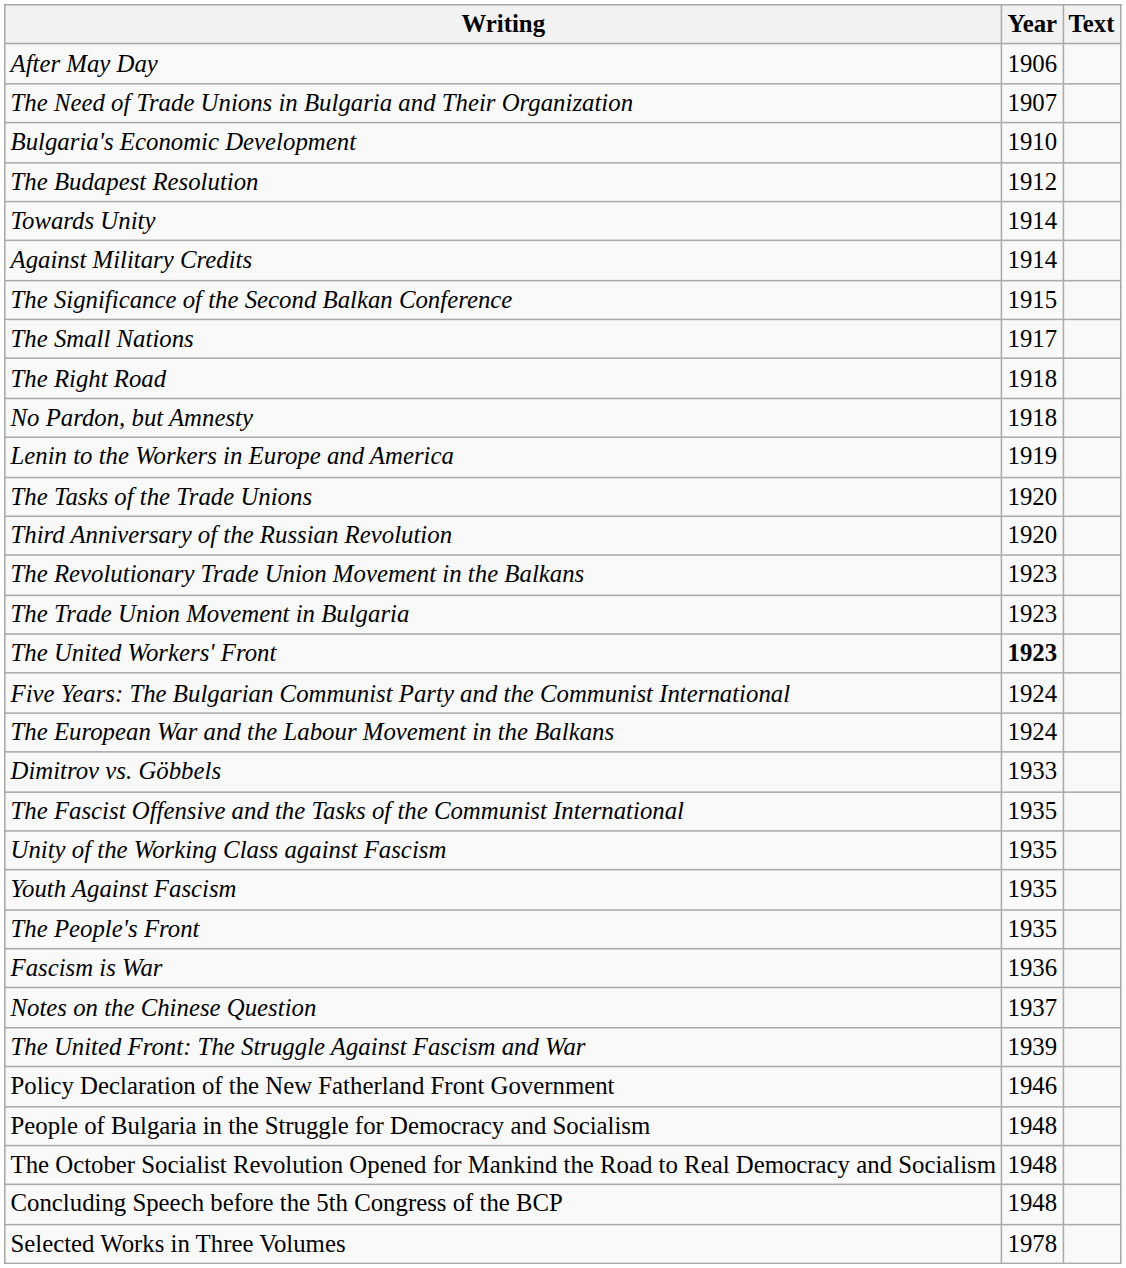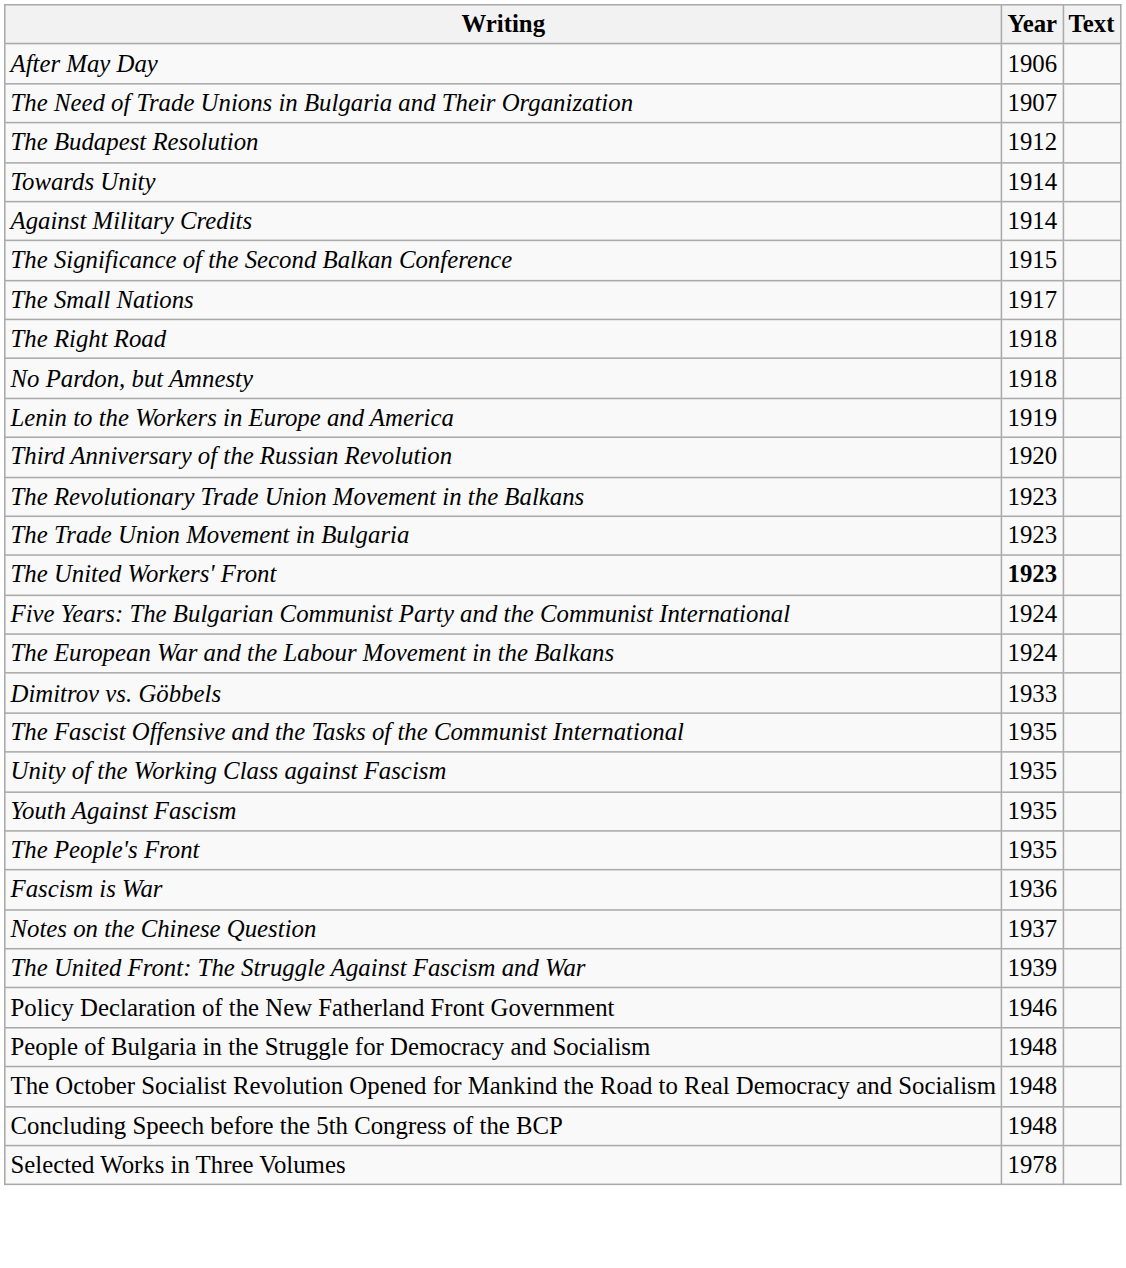- row: (183, 142)
- row: (161, 496)
